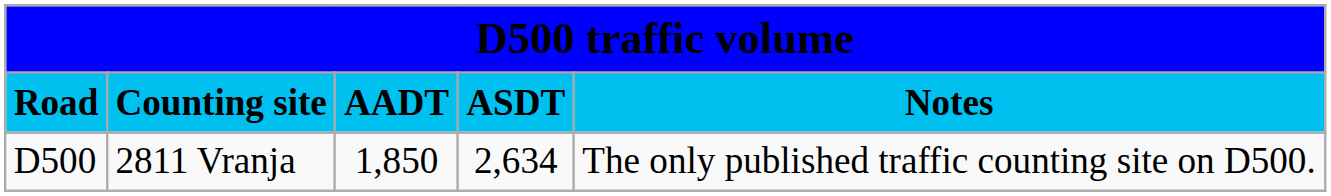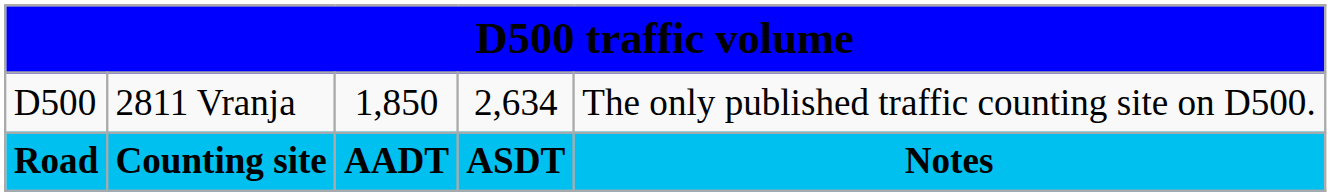rows swapped: (56, 102) <-> (55, 160)
